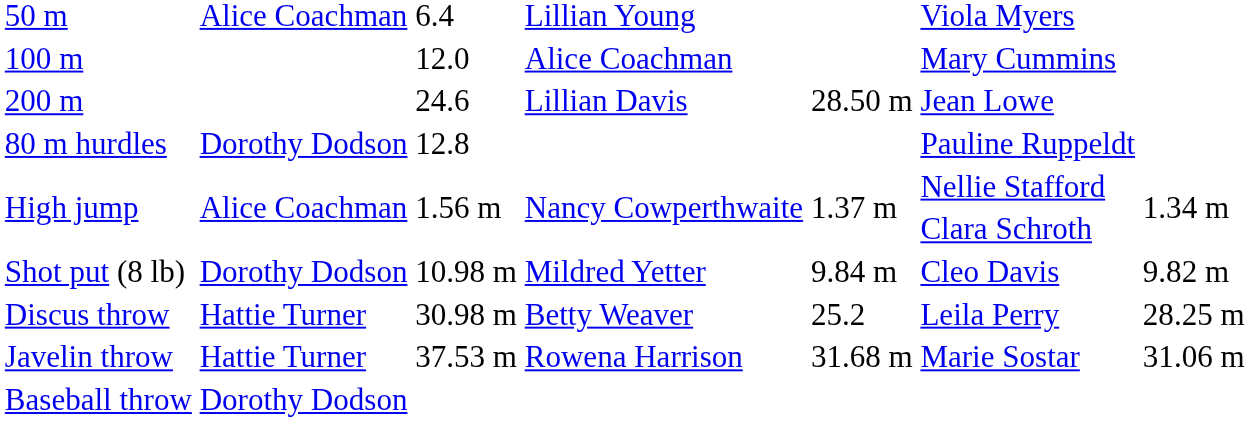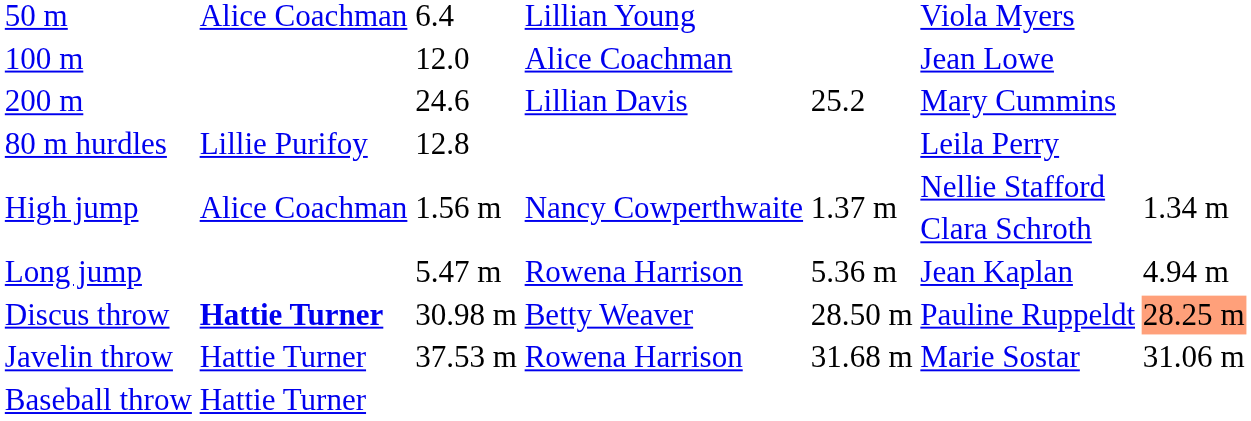(1018, 58) Mary Cummins -> (987, 58) Jean Lowe
(862, 101) 28.50 m -> (838, 101) 25.2
(987, 101) Jean Lowe -> (1018, 101) Mary Cummins
(304, 143) Dorothy Dodson -> (284, 143) Lillie Purifoy
(1028, 143) Pauline Ruppeldt -> (990, 143) Leila Perry
+ row: (73, 271)
- row: (95, 271)
(283, 314) normal -> (291, 314) bold
(838, 314) 25.2 -> (862, 314) 28.50 m
(990, 314) Leila Perry -> (1028, 314) Pauline Ruppeldt
(1194, 314) no background -> (1194, 314) lightsalmon background
(304, 399) Dorothy Dodson -> (283, 399) Hattie Turner
